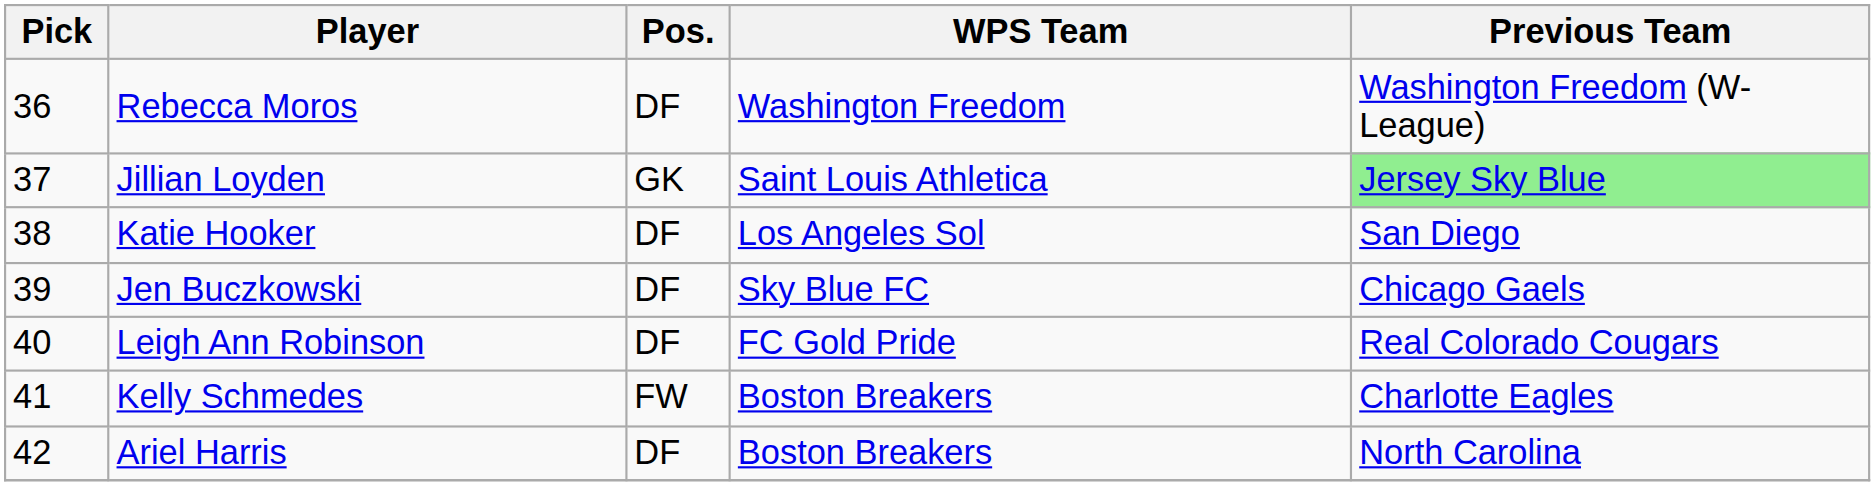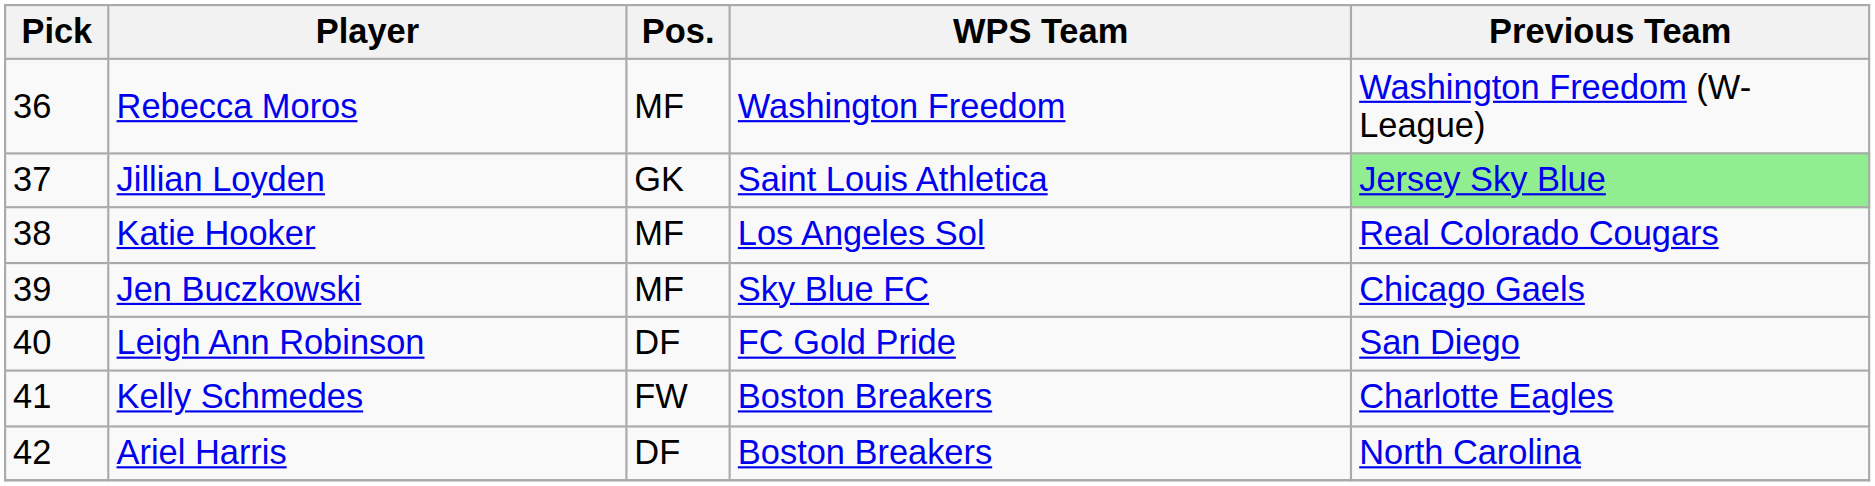(657, 105) DF -> (659, 105) MF
(657, 234) DF -> (659, 234) MF
(1440, 234) San Diego -> (1539, 234) Real Colorado Cougars
(657, 288) DF -> (659, 288) MF
(1539, 343) Real Colorado Cougars -> (1440, 343) San Diego
